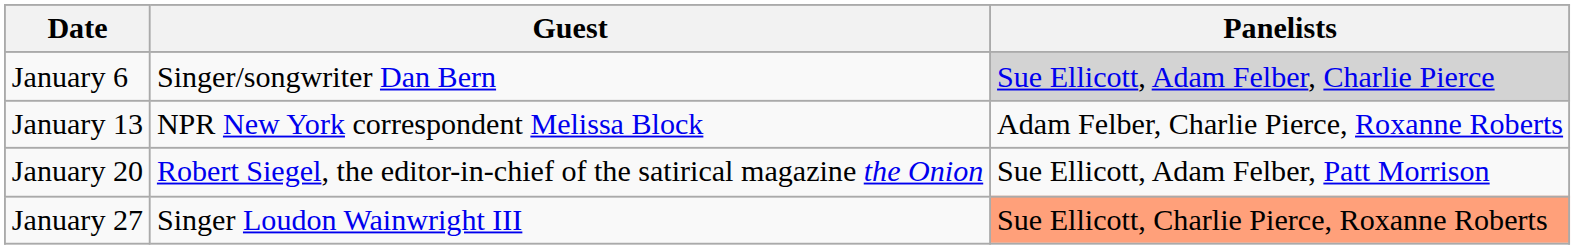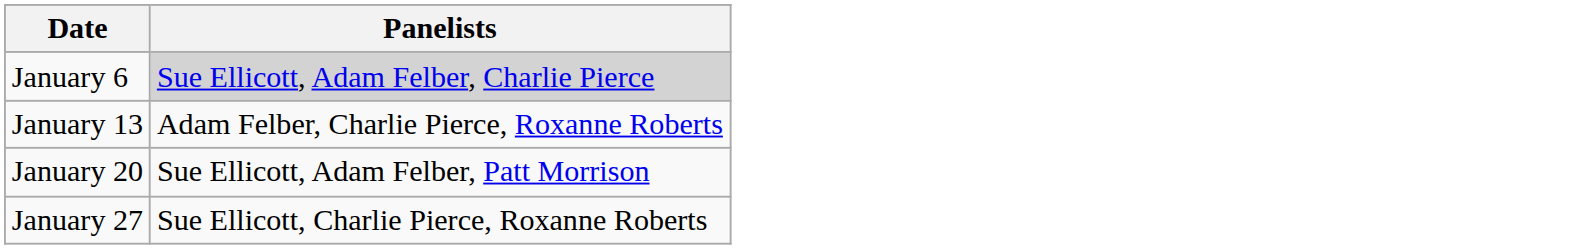- column: (570, 28)
(1272, 219) lightsalmon background -> (432, 219) no background
